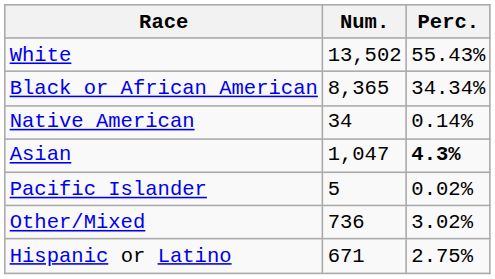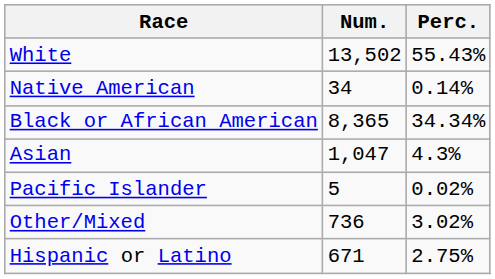rows swapped: (164, 88) <-> (102, 122)
(436, 155) bold -> (436, 155) normal
